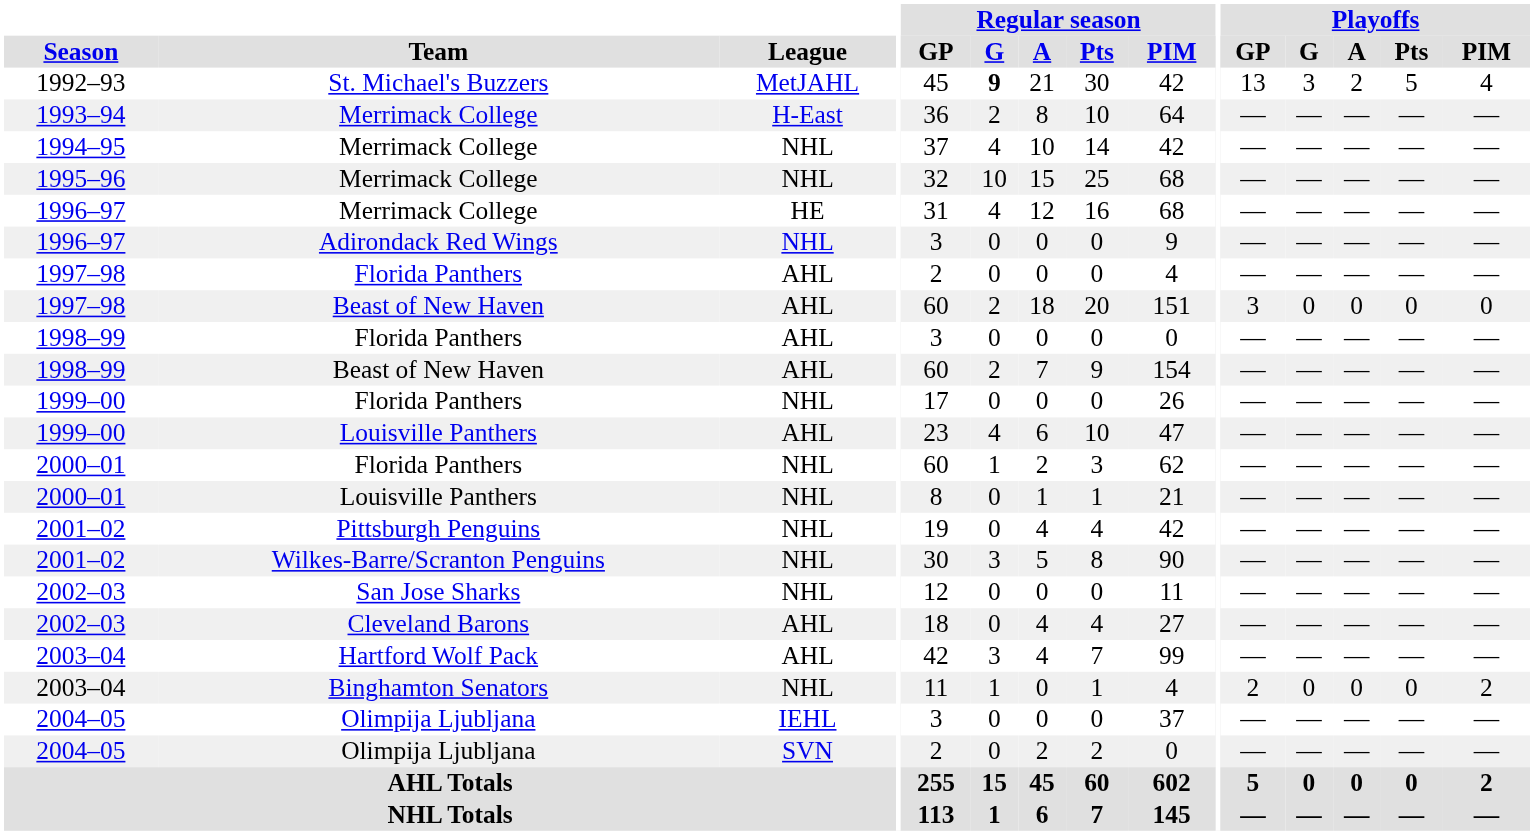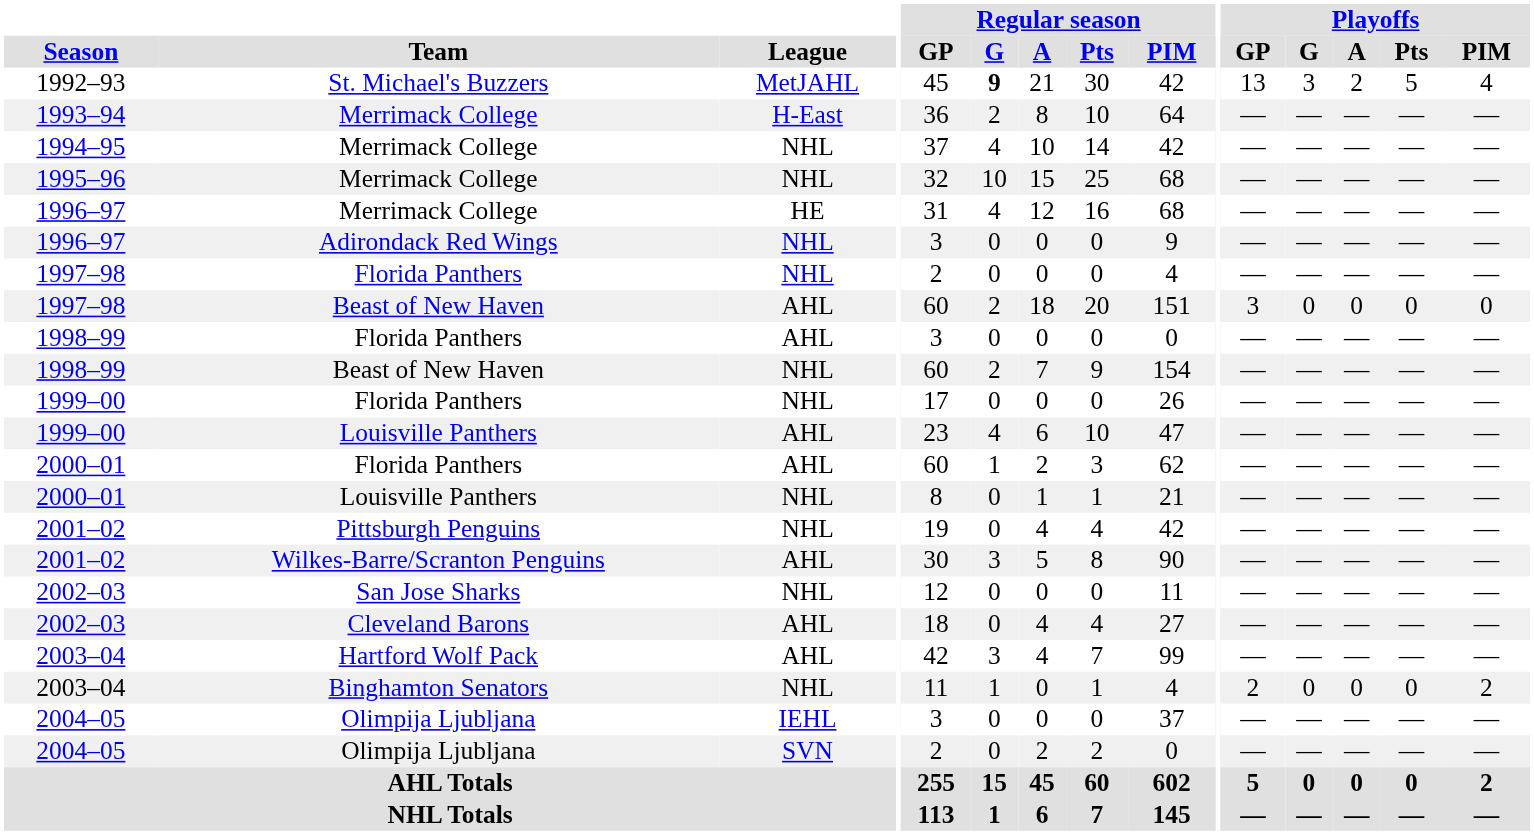(808, 274) AHL -> (808, 274) NHL
(808, 369) AHL -> (808, 369) NHL
(808, 464) NHL -> (808, 464) AHL
(808, 560) NHL -> (808, 560) AHL
